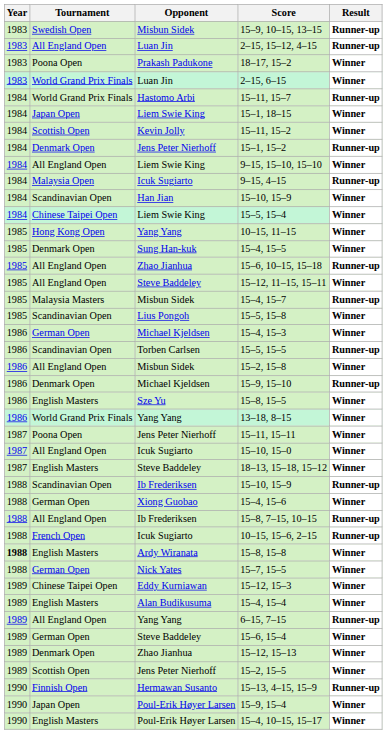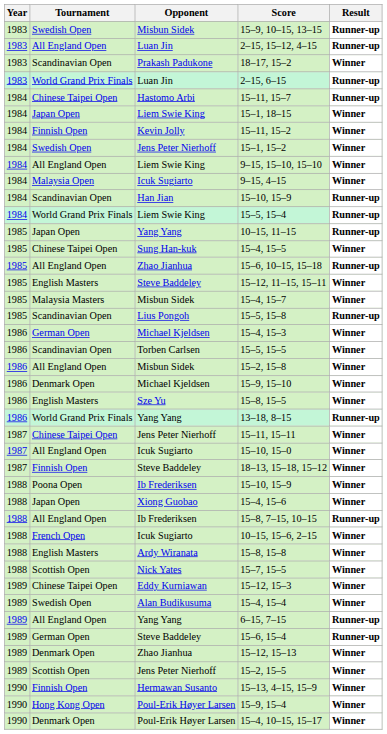(57, 63) Poona Open -> (72, 63) Scandinavian Open
(349, 80) Winner -> (356, 80) Runner-up
(82, 97) World Grand Prix Finals -> (75, 97) Chinese Taipei Open
(61, 131) Scottish Open -> (60, 131) Finnish Open
(63, 148) Denmark Open -> (62, 148) Swedish Open
(356, 148) Runner-up -> (349, 148) Winner
(356, 181) Runner-up -> (349, 181) Winner
(349, 198) Winner -> (356, 198) Runner-up
(75, 215) Chinese Taipei Open -> (82, 215) World Grand Prix Finals
(349, 215) Winner -> (356, 215) Runner-up
(68, 232) Hong Kong Open -> (56, 232) Japan Open
(349, 232) Winner -> (356, 232) Runner-up
(63, 249) Denmark Open -> (75, 249) Chinese Taipei Open
(69, 283) All England Open -> (65, 283) English Masters
(356, 299) Runner-up -> (349, 299) Winner
(349, 316) Winner -> (356, 316) Runner-up
(356, 350) Runner-up -> (349, 350) Winner
(356, 384) Runner-up -> (349, 384) Winner
(349, 418) Winner -> (356, 418) Runner-up
(57, 434) Poona Open -> (75, 434) Chinese Taipei Open
(65, 468) English Masters -> (60, 468) Finnish Open
(72, 485) Scandinavian Open -> (57, 485) Poona Open
(356, 485) Runner-up -> (349, 485) Winner
(61, 502) German Open -> (56, 502) Japan Open
(356, 536) Runner-up -> (349, 536) Winner
(17, 552) bold -> (17, 552) normal
(61, 569) German Open -> (61, 569) Scottish Open
(65, 603) English Masters -> (62, 603) Swedish Open
(349, 637) Winner -> (356, 637) Runner-up
(356, 687) Runner-up -> (349, 687) Winner
(56, 704) Japan Open -> (68, 704) Hong Kong Open
(65, 721) English Masters -> (63, 721) Denmark Open
